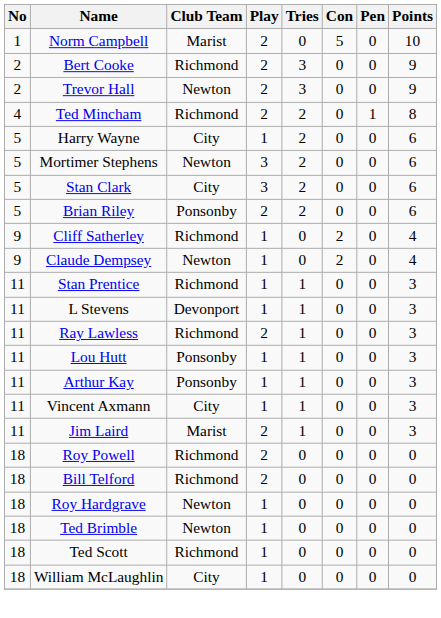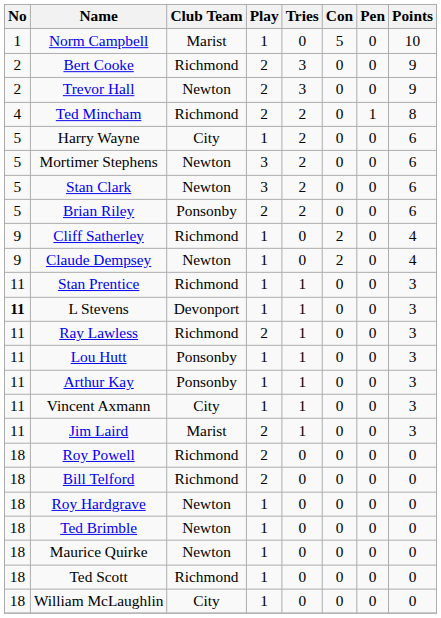(264, 41) 2 -> (264, 41) 1
(207, 187) City -> (207, 187) Newton
(17, 308) normal -> (17, 308) bold
+ row: (99, 552)
